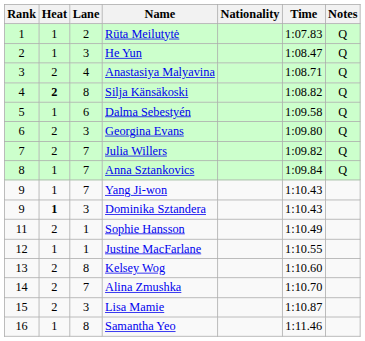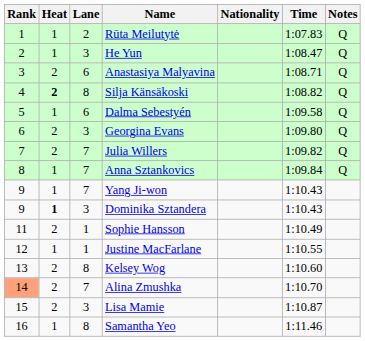(86, 72) 4 -> (86, 72) 6
(22, 287) no background -> (22, 287) lightsalmon background
